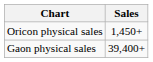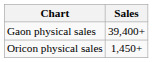rows swapped: (51, 48) <-> (55, 31)
